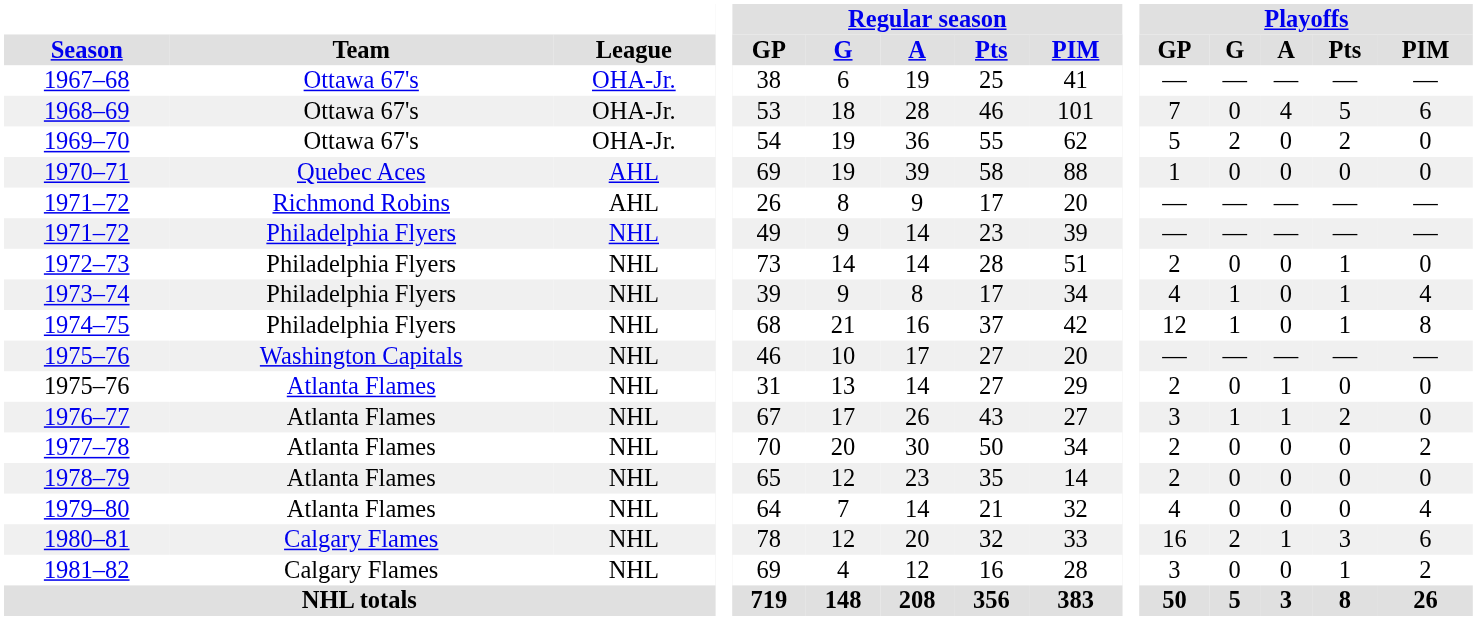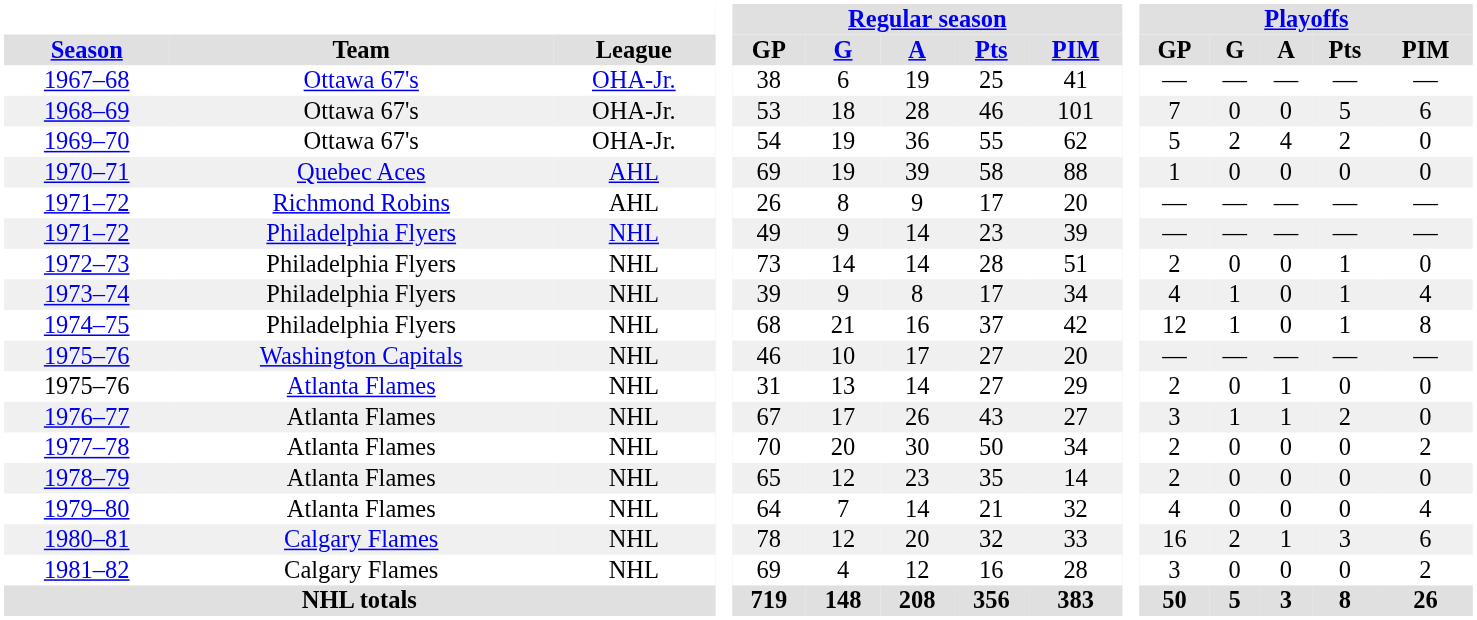(1286, 110) 4 -> (1286, 110) 0
(1286, 141) 0 -> (1286, 141) 4
(1345, 569) 1 -> (1345, 569) 0
